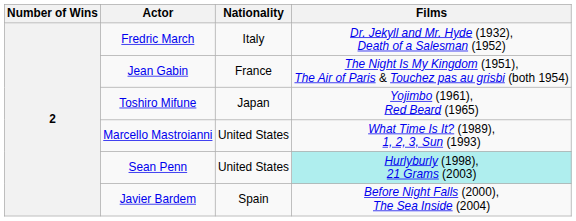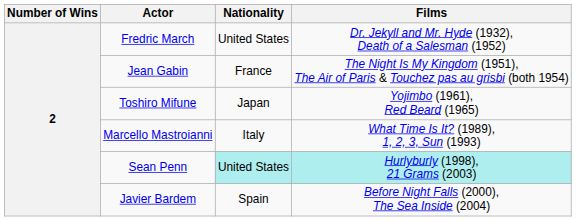(253, 39) Italy -> (253, 39) United States
(253, 135) United States -> (253, 135) Italy
(253, 167) no background -> (253, 167) paleturquoise background
